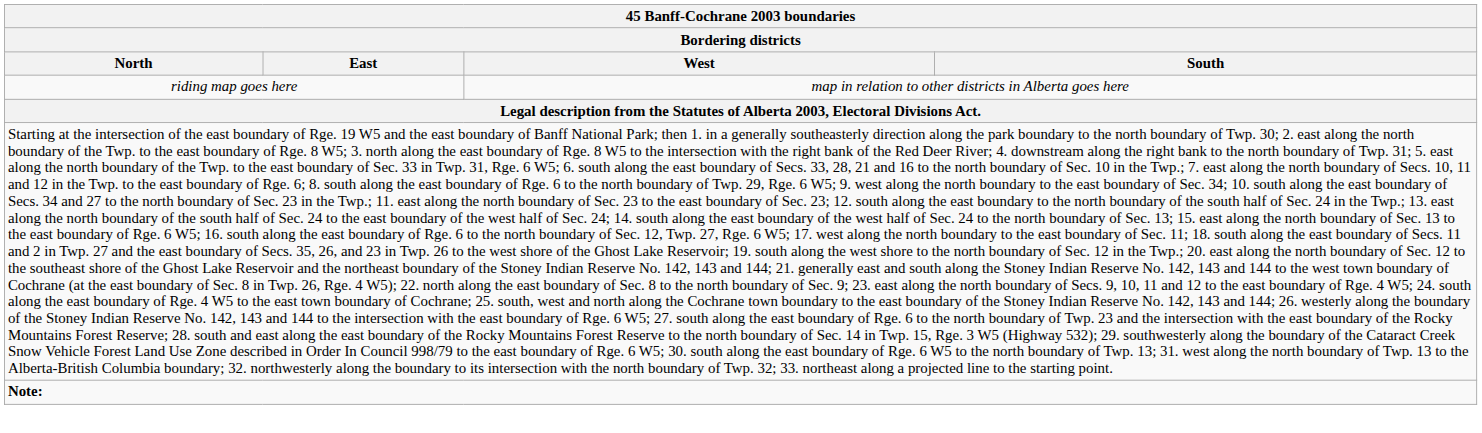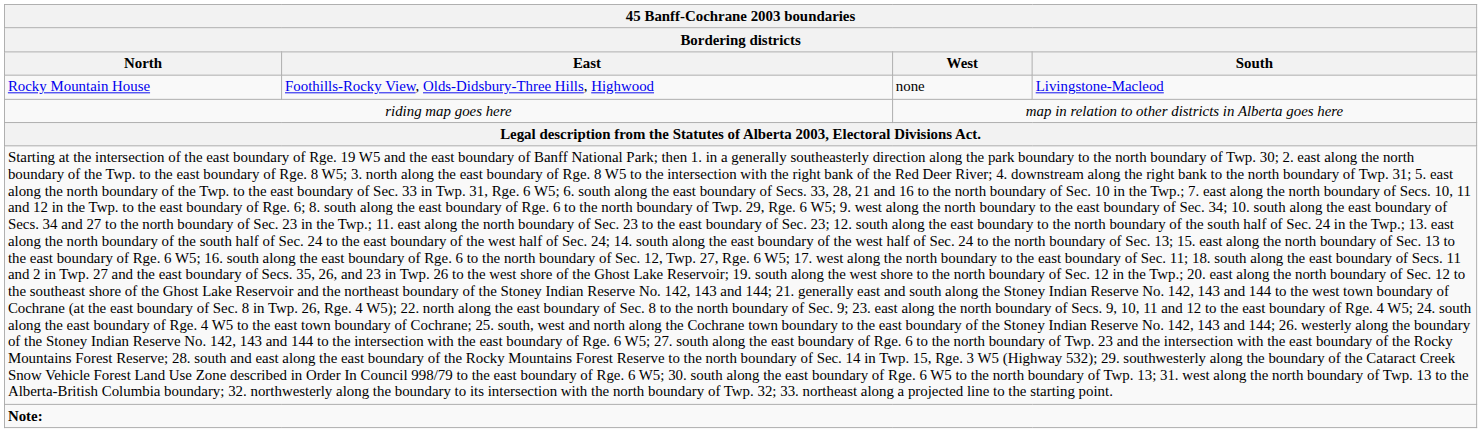+ row: (79, 87)
